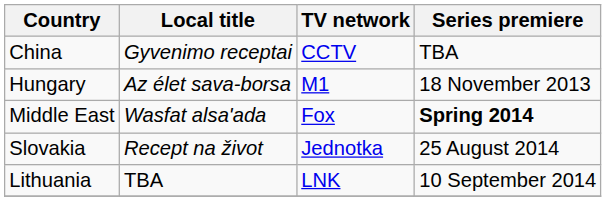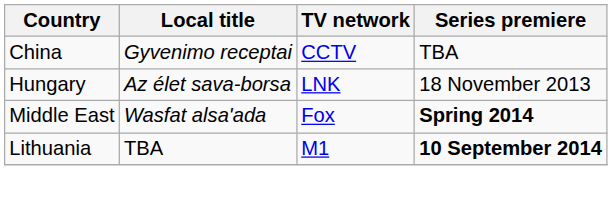(315, 84) M1 -> (321, 84) LNK
- row: (47, 148)
(321, 180) LNK -> (315, 148) M1
(508, 180) normal -> (511, 148) bold
